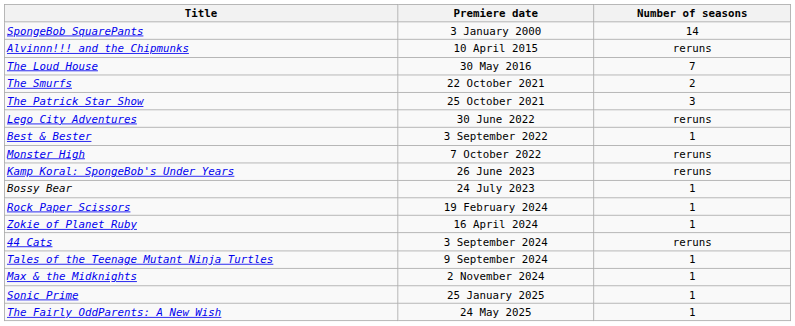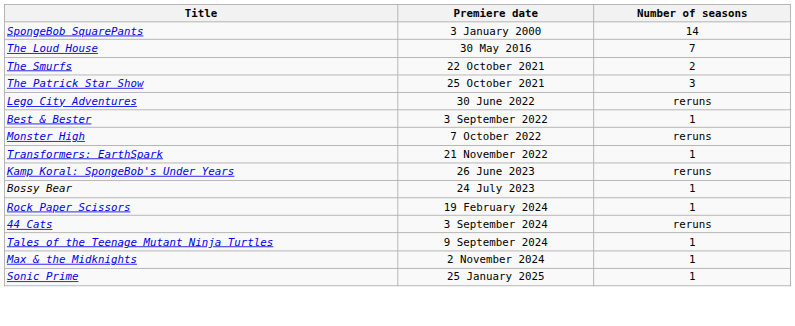- row: (98, 48)
+ row: (85, 154)
- row: (72, 224)
- row: (114, 312)
